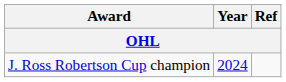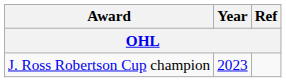(232, 64) 2024 -> (232, 64) 2023
